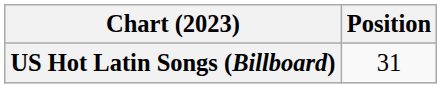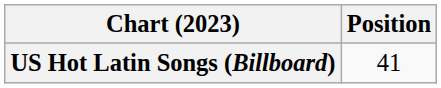(389, 62) 31 -> (389, 62) 41
